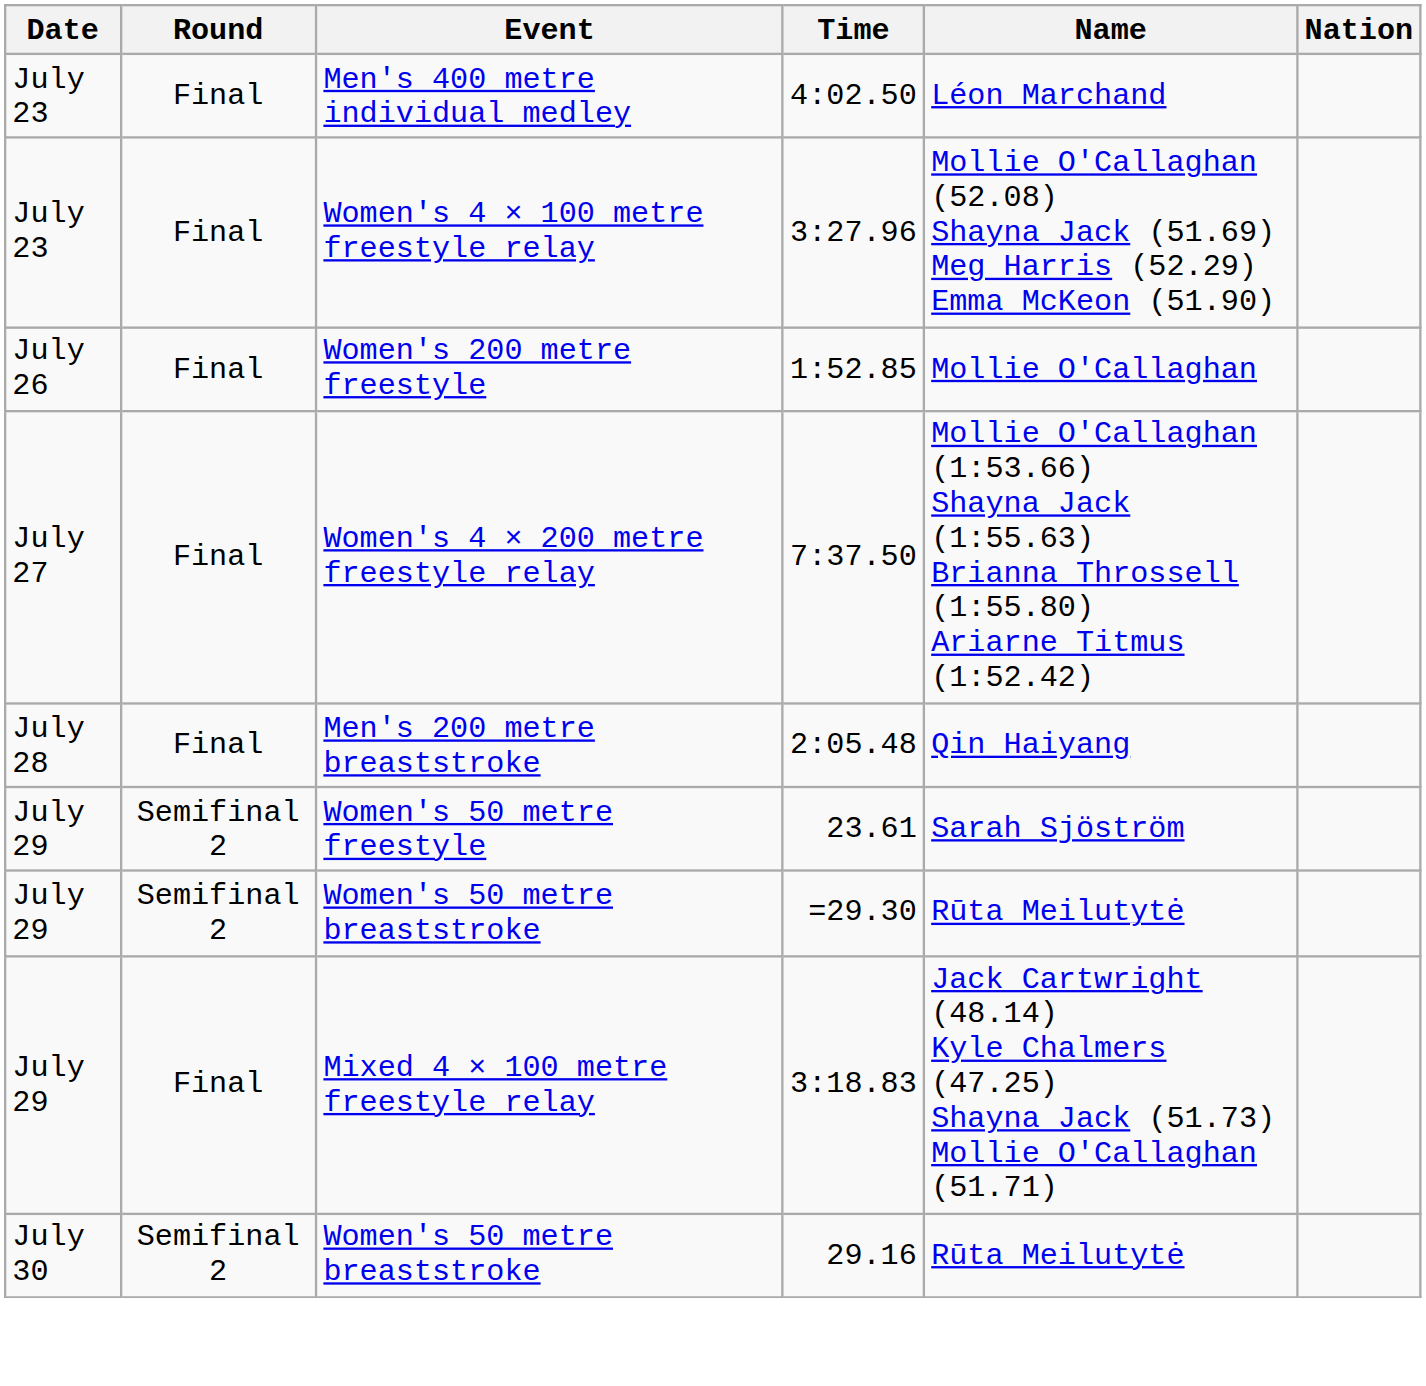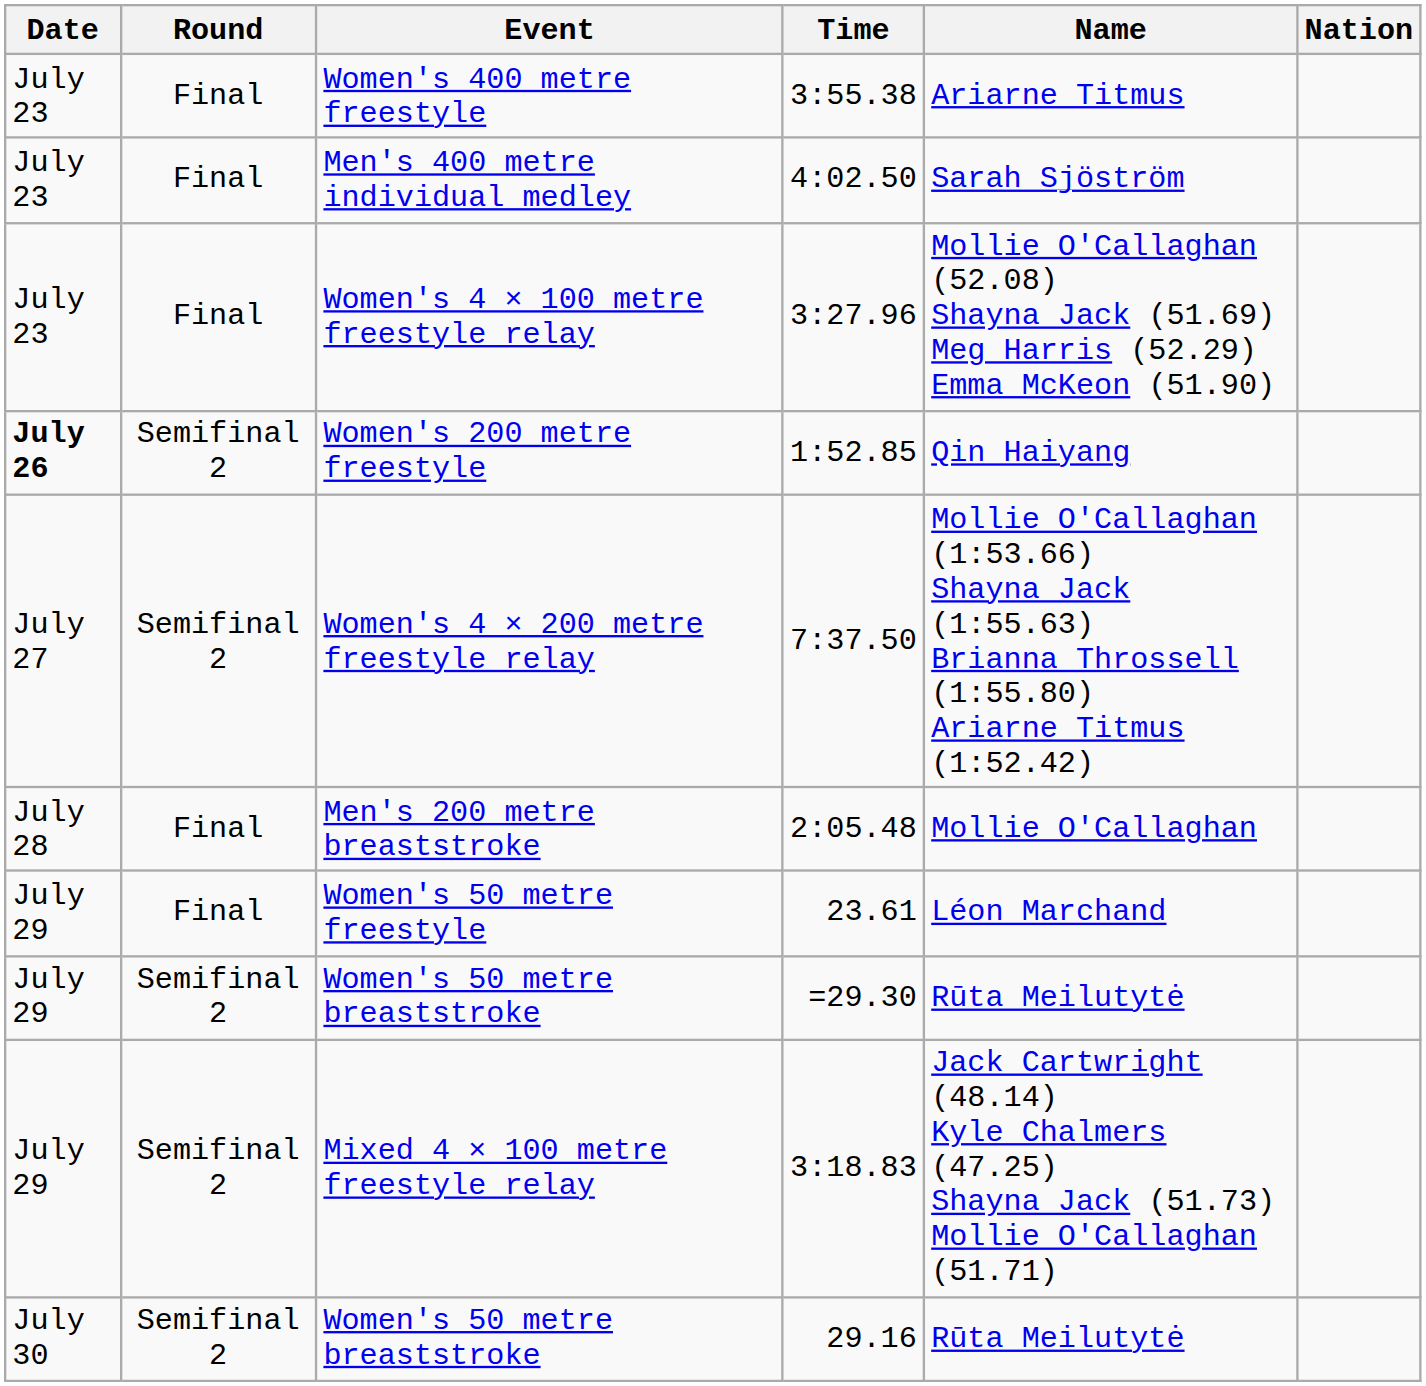+ row: (477, 96)
(1049, 96) Léon Marchand -> (1058, 180) Sarah Sjöström
(49, 369) normal -> (49, 453) bold
(218, 369) Final -> (218, 453) Semifinal 2
(1094, 369) Mollie O'Callaghan -> (1031, 453) Qin Haiyang
(218, 557) Final -> (218, 641) Semifinal 2
(1031, 745) Qin Haiyang -> (1094, 829) Mollie O'Callaghan
(218, 829) Semifinal 2 -> (218, 913) Final
(1058, 829) Sarah Sjöström -> (1049, 913) Léon Marchand
(218, 1084) Final -> (218, 1168) Semifinal 2
